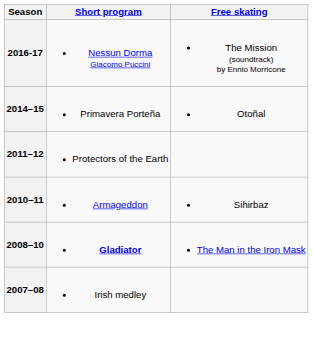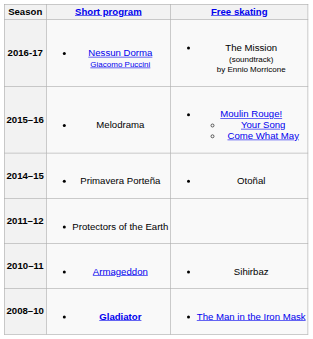+ row: (25, 119)
- row: (25, 290)
